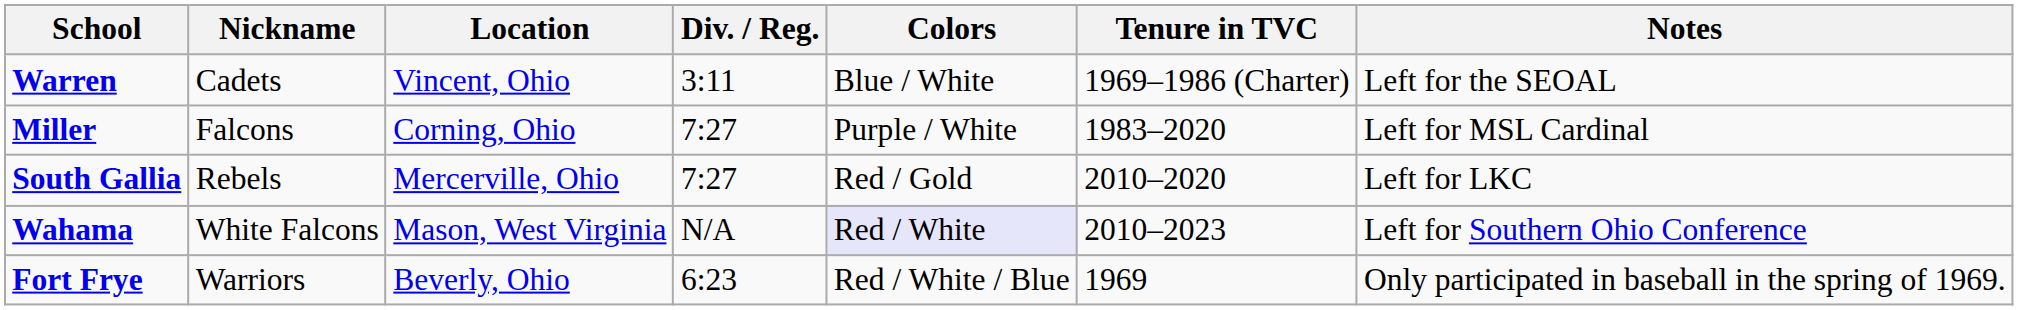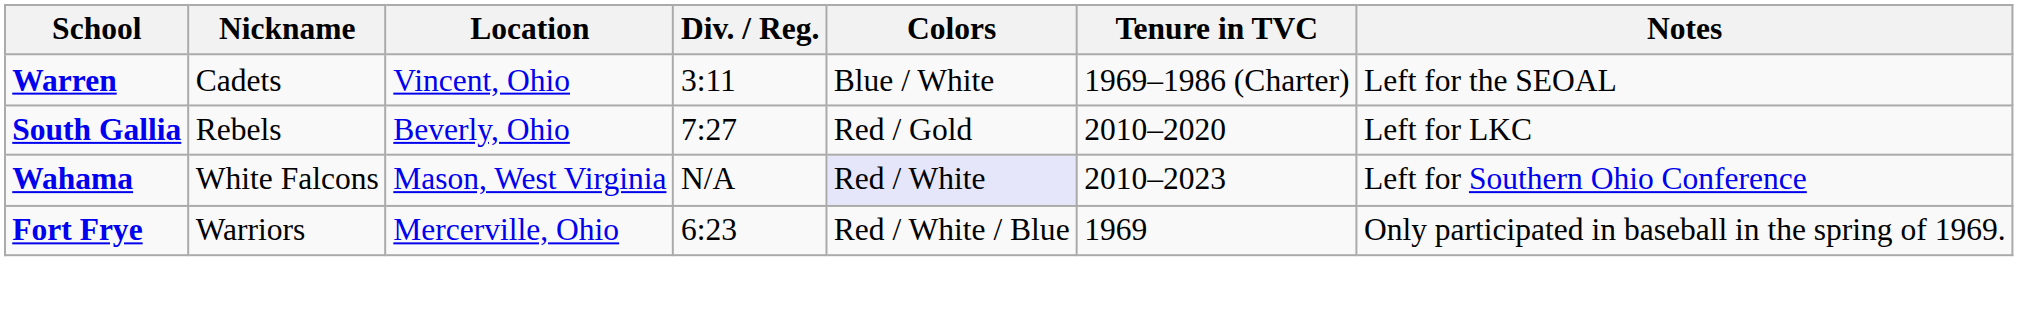- row: (54, 129)
(506, 179) Mercerville, Ohio -> (482, 129) Beverly, Ohio
(482, 279) Beverly, Ohio -> (506, 229) Mercerville, Ohio
